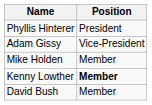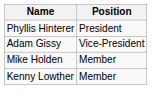(98, 76) bold -> (98, 76) normal
- row: (32, 92)
